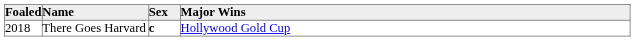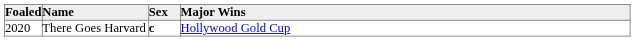(18, 28) 2018 -> (18, 28) 2020
